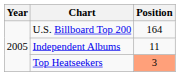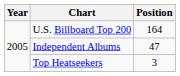(154, 46) 11 -> (154, 46) 47
(154, 63) lightsalmon background -> (154, 63) no background
